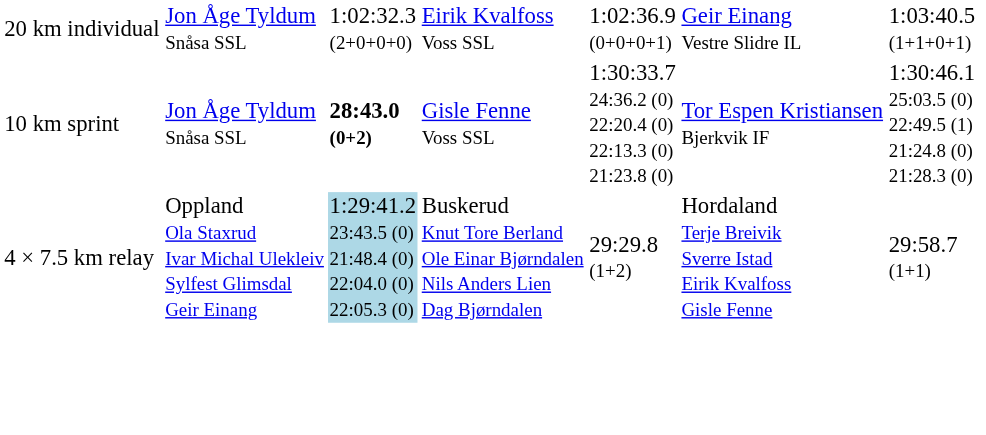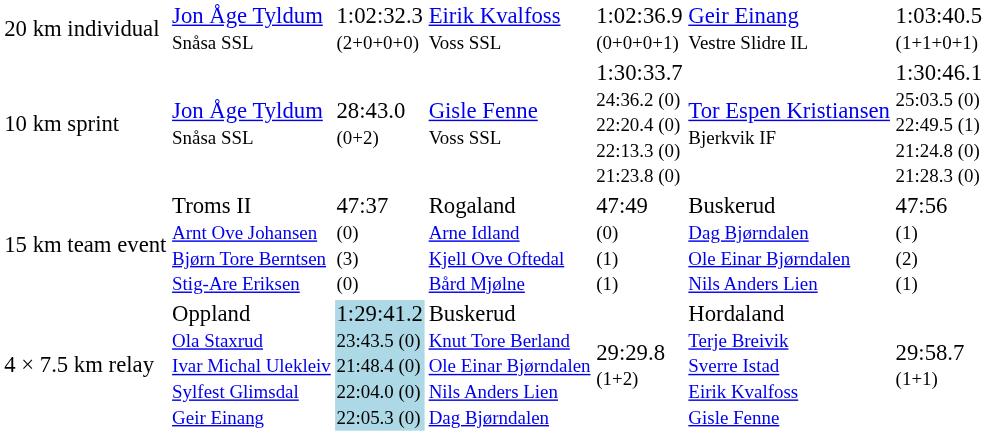(365, 123) bold -> (371, 123) normal
+ row: (85, 244)
